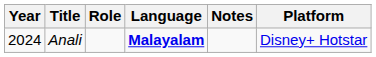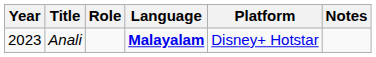columns swapped: (314, 16) <-> (232, 16)
(25, 40) 2024 -> (25, 40) 2023
